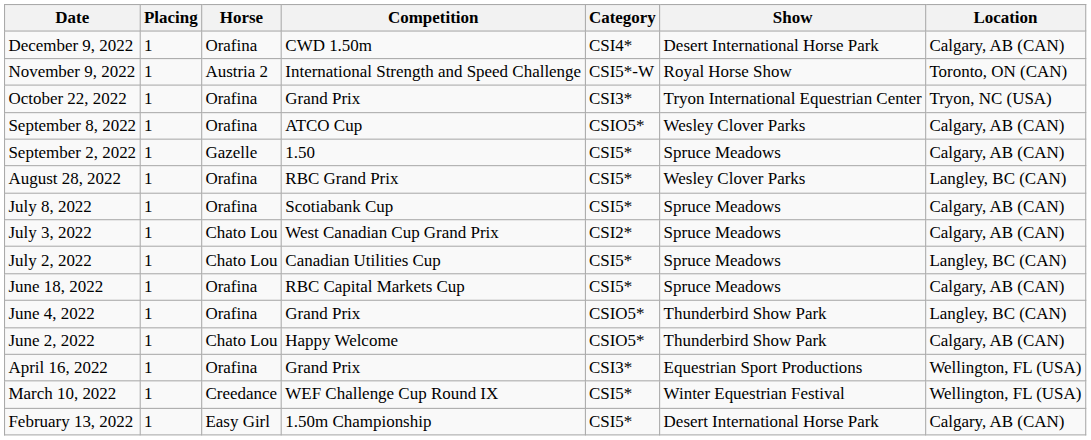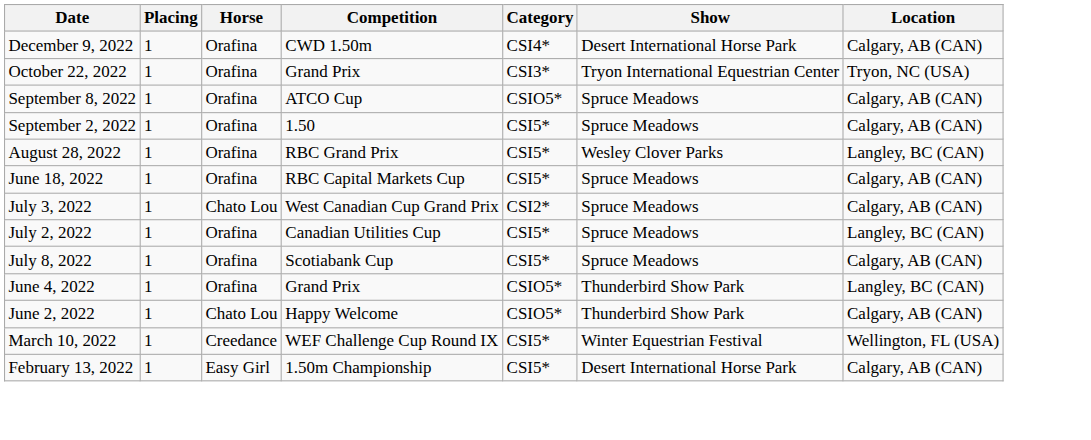- row: (72, 71)
(735, 125) Wesley Clover Parks -> (640, 98) Spruce Meadows
(231, 152) Gazelle -> (231, 125) Orafina
rows swapped: (50, 206) <-> (56, 286)
(241, 260) Chato Lou -> (231, 233) Orafina
- row: (58, 367)
